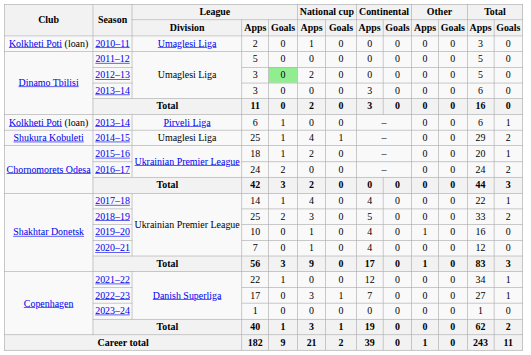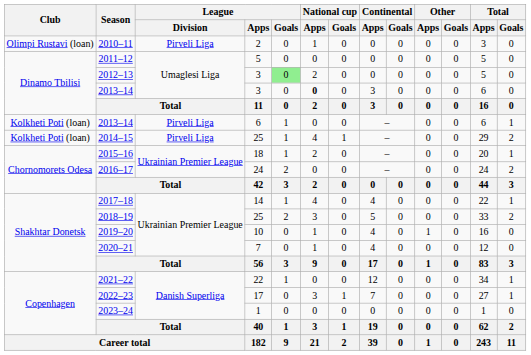(49, 43) Kolkheti Poti (loan) -> (50, 43) Olimpi Rustavi (loan)
(187, 43) Umaglesi Liga -> (190, 43) Pirveli Liga
(312, 91) normal -> (315, 91) bold
(49, 138) Shukura Kobuleti -> (50, 138) Kolkheti Poti (loan)
(187, 138) Umaglesi Liga -> (190, 138) Pirveli Liga
